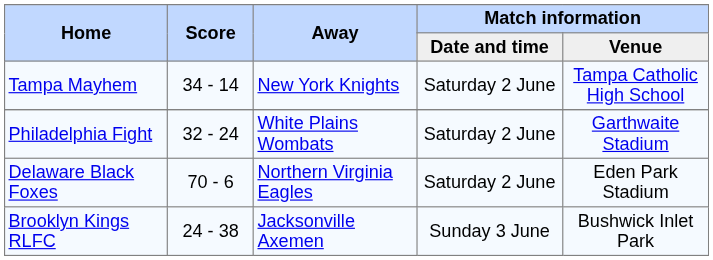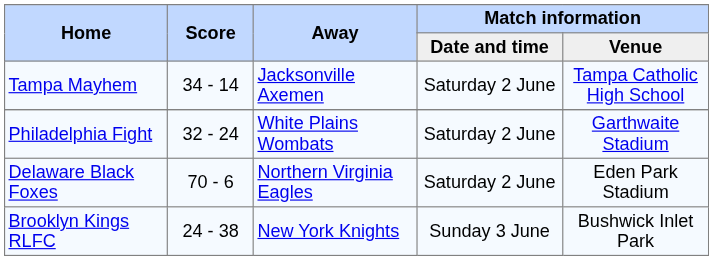(328, 85) New York Knights -> (306, 85) Jacksonville Axemen
(306, 231) Jacksonville Axemen -> (328, 231) New York Knights
